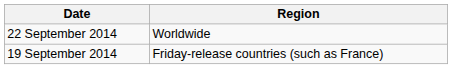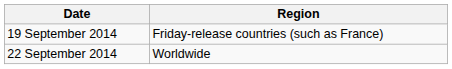rows swapped: (62, 53) <-> (62, 34)
